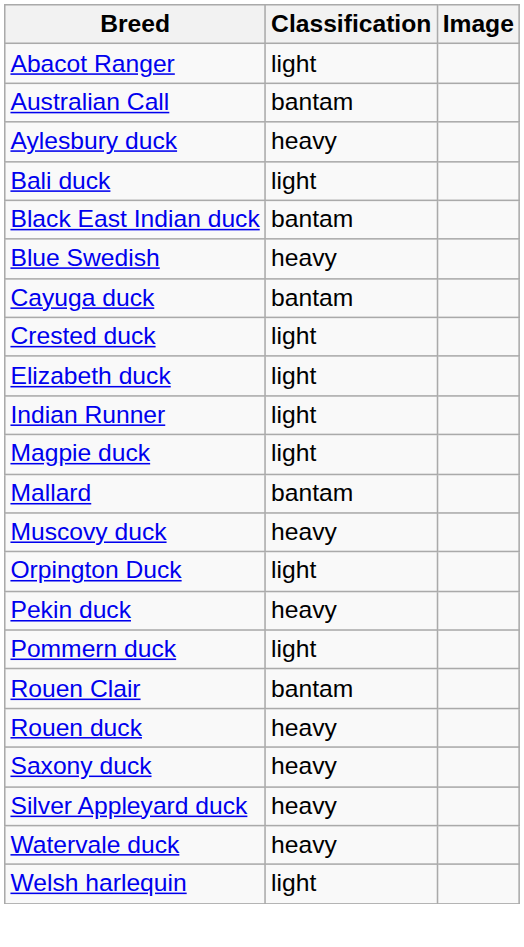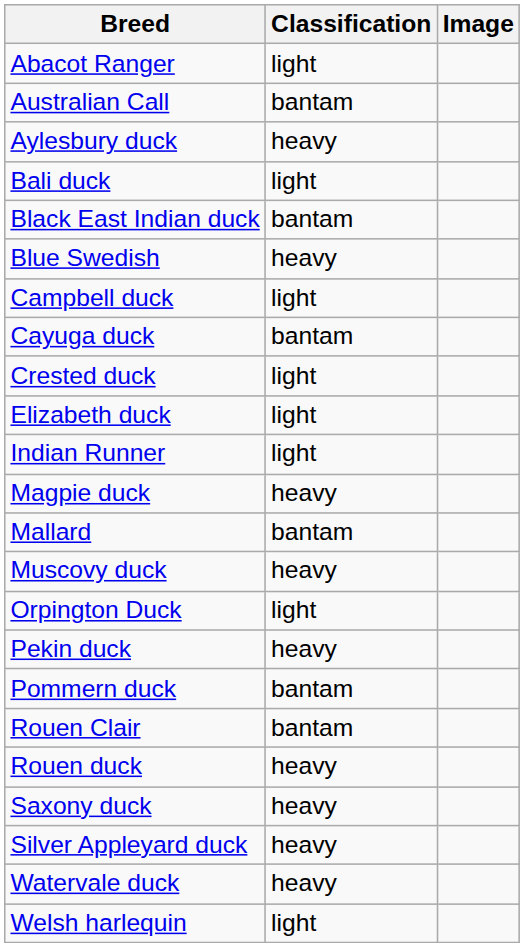+ row: (92, 297)
(294, 453) light -> (304, 492) heavy
(294, 649) light -> (312, 688) bantam
